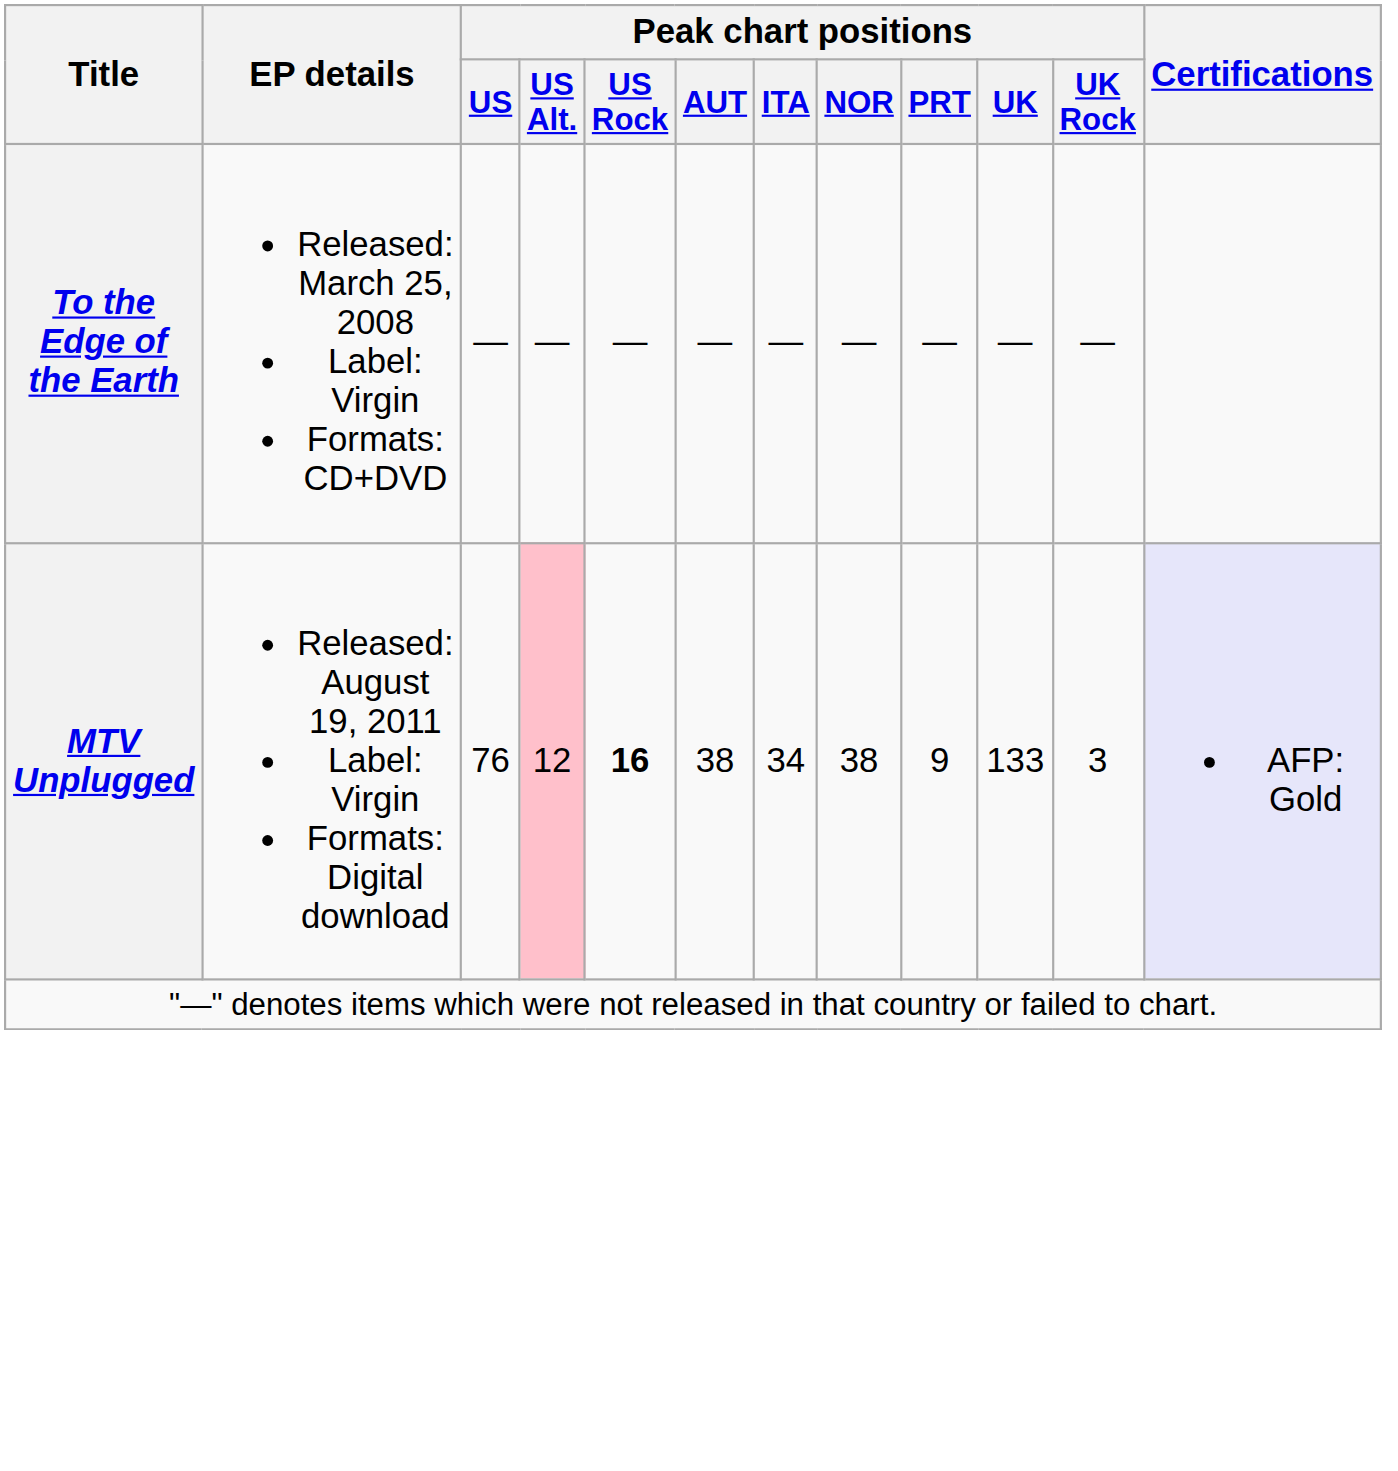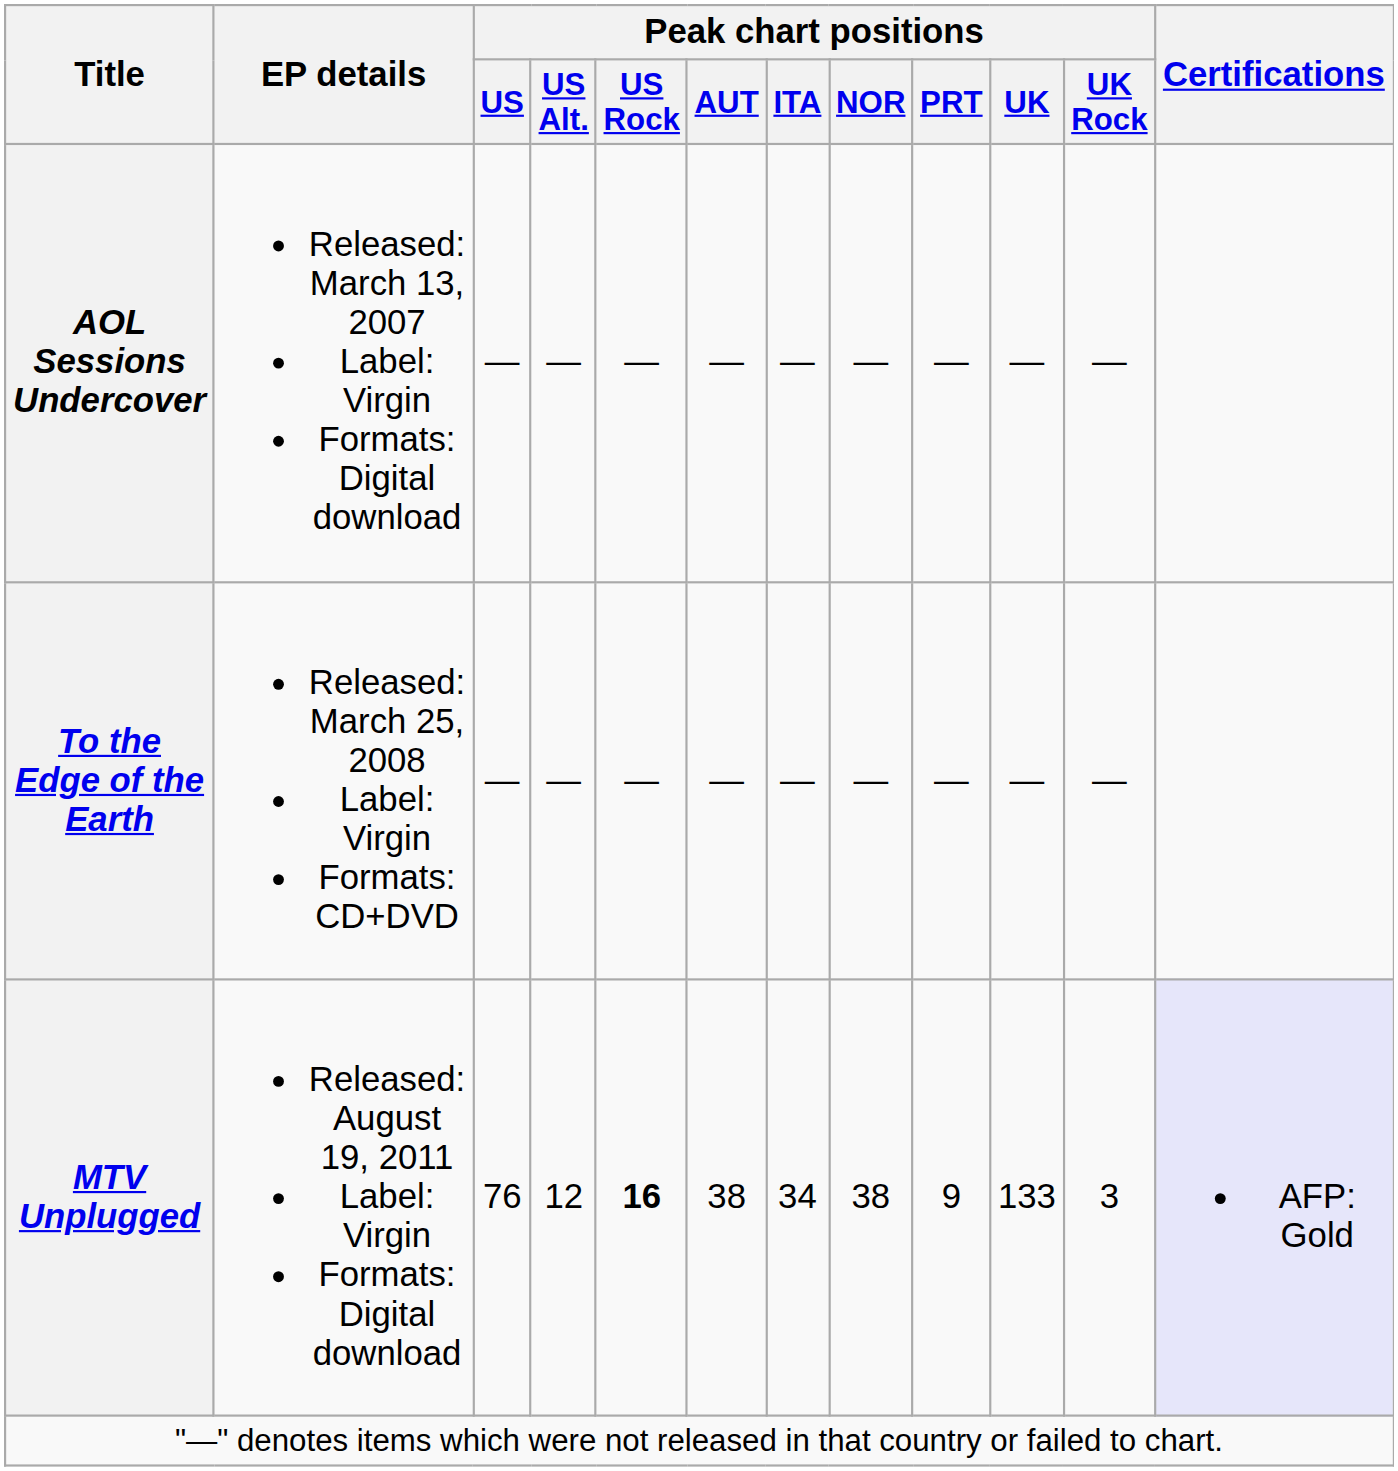+ row: (110, 362)
(552, 760) pink background -> (564, 1197) no background
